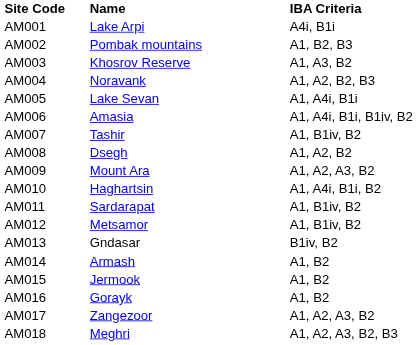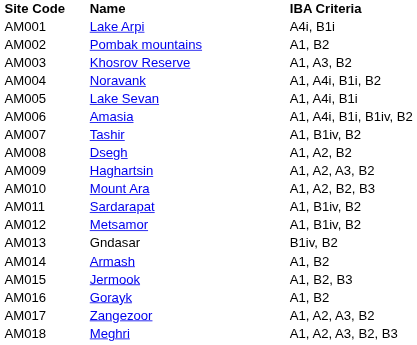(321, 45) A1, B2, B3 -> (310, 45) A1, B2
(332, 81) A1, A2, B2, B3 -> (335, 81) A1, A4i, B1i, B2
(120, 171) Mount Ara -> (121, 171) Haghartsin
(121, 189) Haghartsin -> (120, 189) Mount Ara
(335, 189) A1, A4i, B1i, B2 -> (332, 189) A1, A2, B2, B3
(310, 279) A1, B2 -> (321, 279) A1, B2, B3
